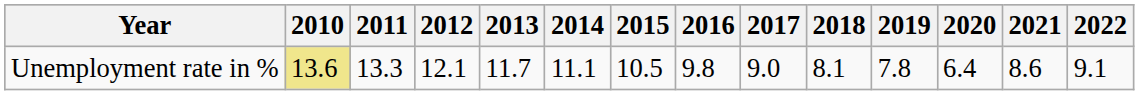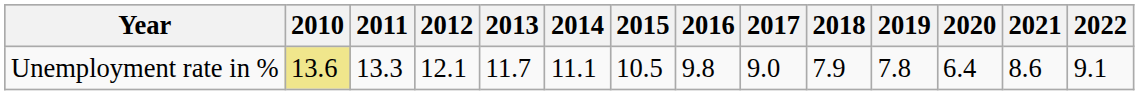(829, 67) 8.1 -> (829, 67) 7.9
